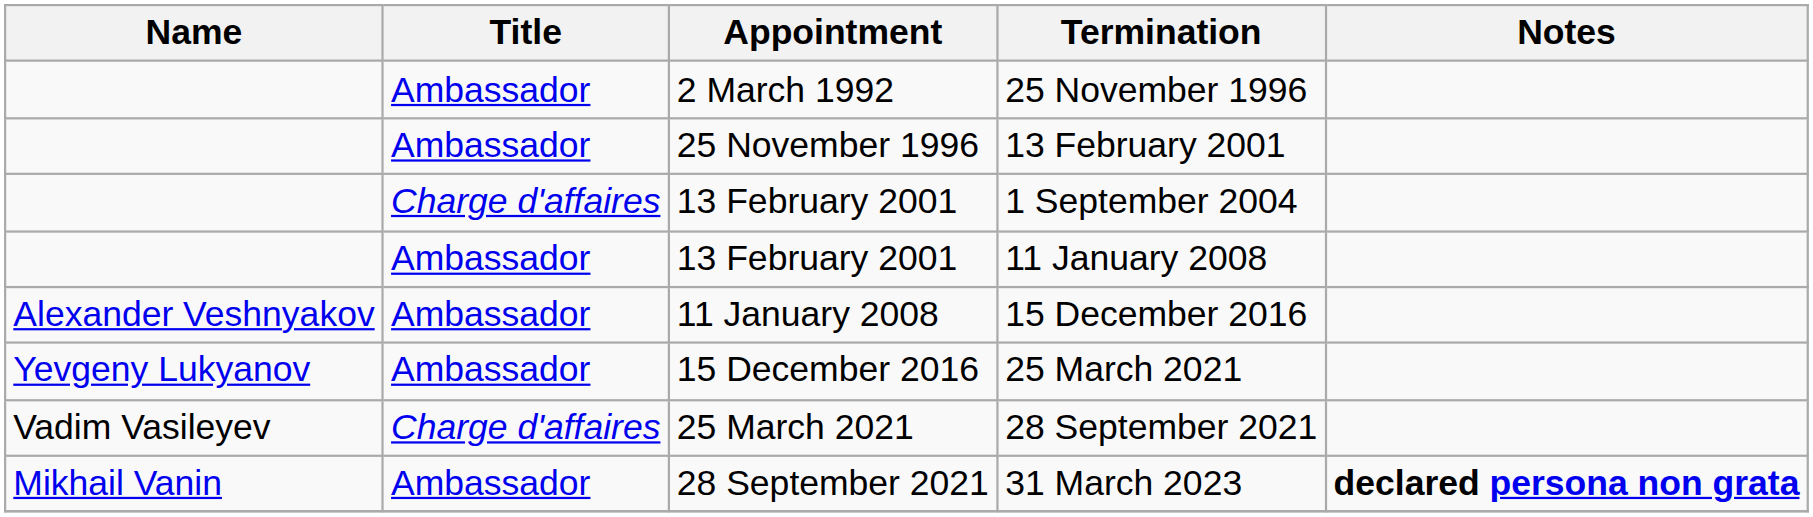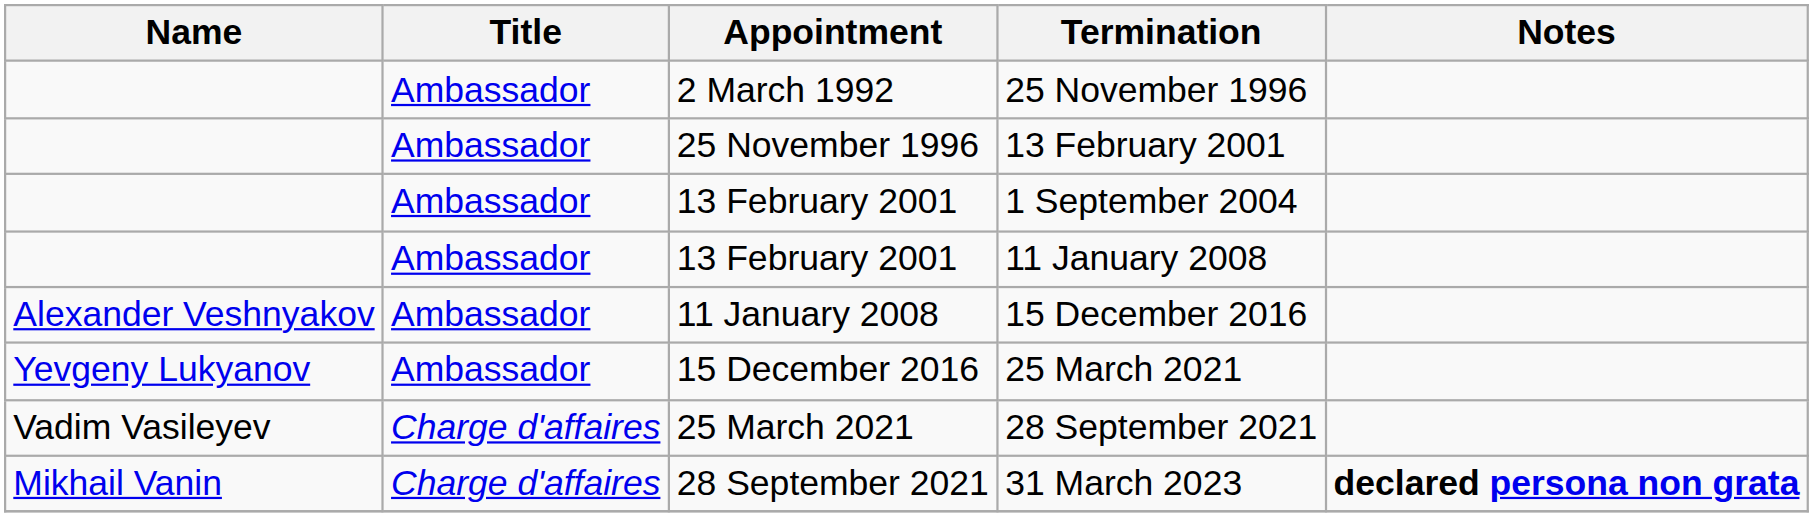(526, 201) Charge d'affaires -> (491, 201) Ambassador
(491, 483) Ambassador -> (526, 483) Charge d'affaires
